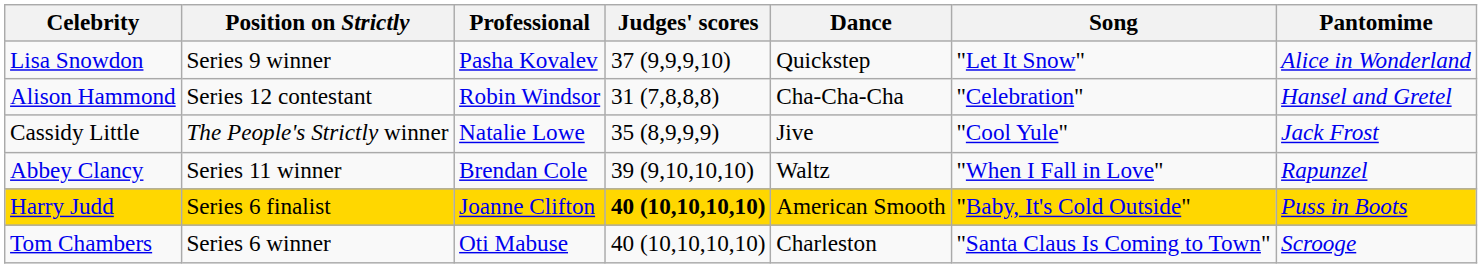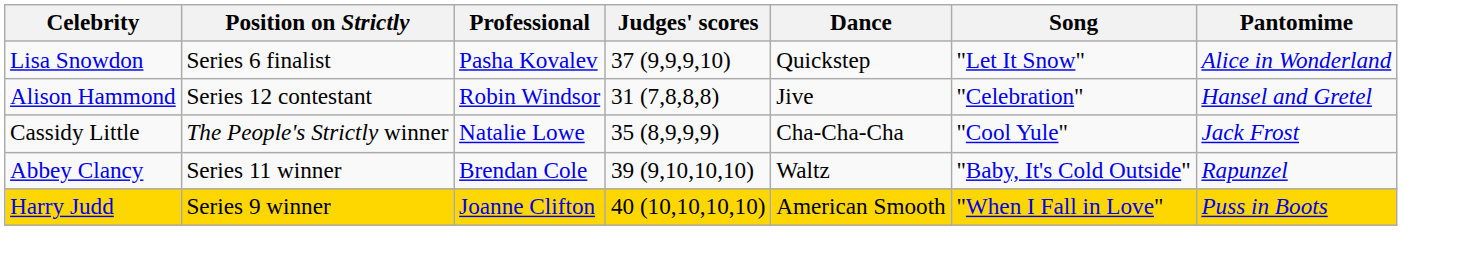(259, 59) Series 9 winner -> (259, 59) Series 6 finalist
(840, 96) Cha-Cha-Cha -> (795, 96) Jive
(795, 133) Jive -> (840, 133) Cha-Cha-Cha
(1060, 170) "When I Fall in Love" -> (1074, 170) "Baby, It's Cold Outside"
(259, 206) Series 6 finalist -> (259, 206) Series 9 winner
(688, 206) bold -> (688, 206) normal
(1074, 206) "Baby, It's Cold Outside" -> (1060, 206) "When I Fall in Love"
- row: (81, 243)
